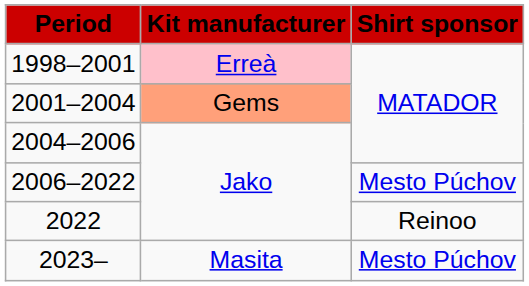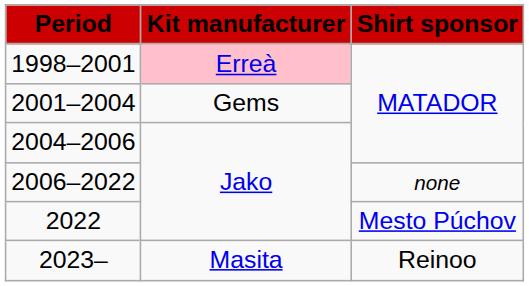(246, 102) lightsalmon background -> (246, 102) no background
(437, 181) Mesto Púchov -> (437, 183) none
(437, 220) Reinoo -> (437, 220) Mesto Púchov
(437, 260) Mesto Púchov -> (437, 260) Reinoo
